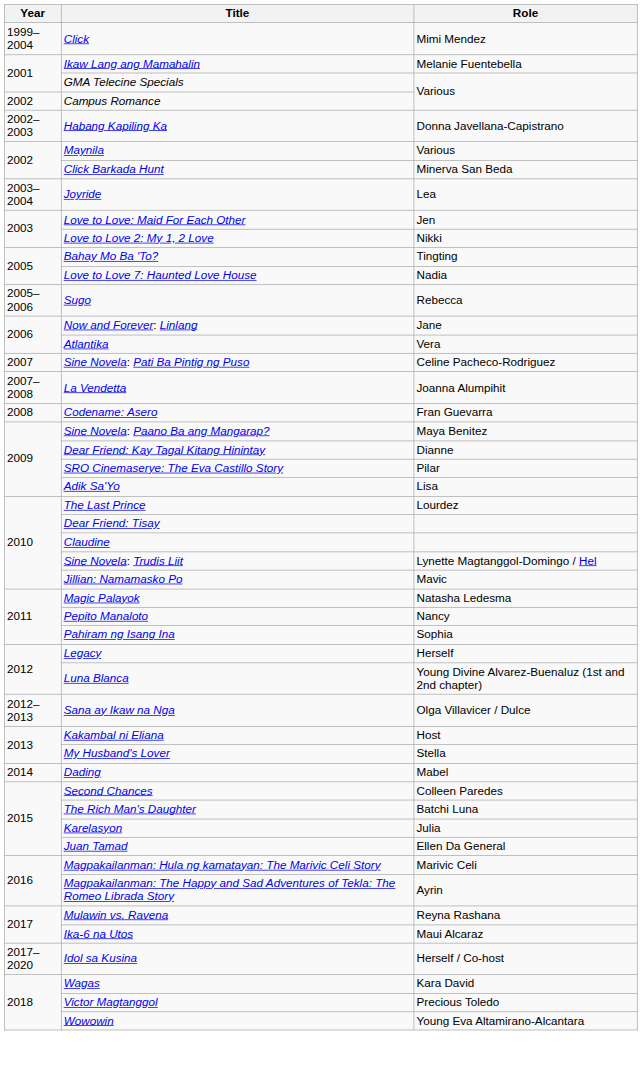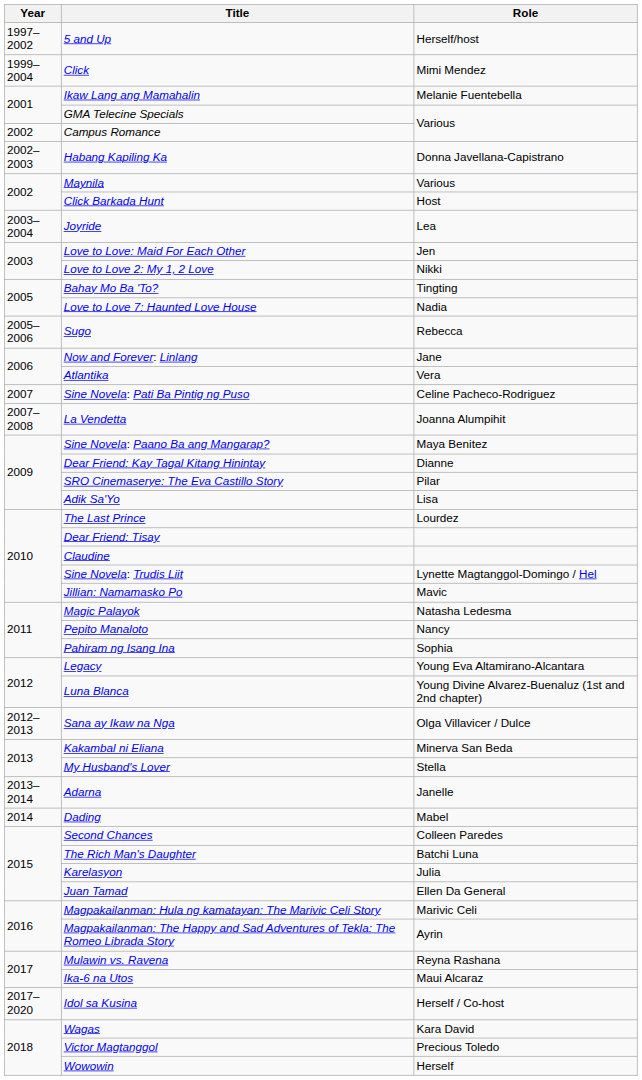+ row: (87, 38)
(465, 169) Minerva San Beda -> (428, 201) Host
- row: (111, 412)
(435, 653) Herself -> (500, 666) Young Eva Altamirano-Alcantara
(428, 735) Host -> (465, 748) Minerva San Beda
+ row: (83, 792)
(500, 1021) Young Eva Altamirano-Alcantara -> (435, 1065) Herself
